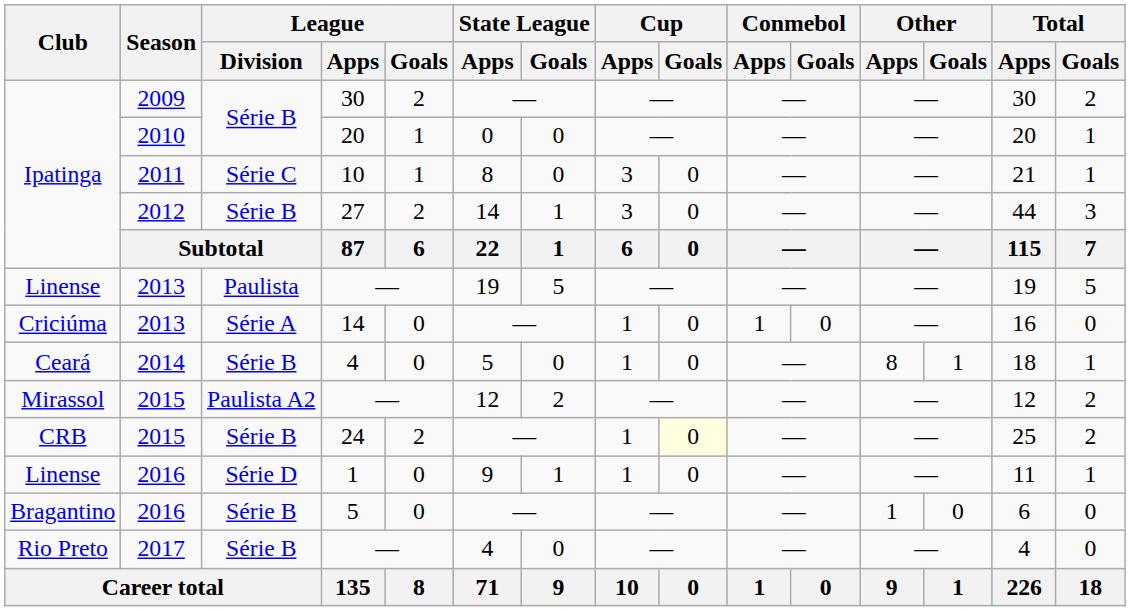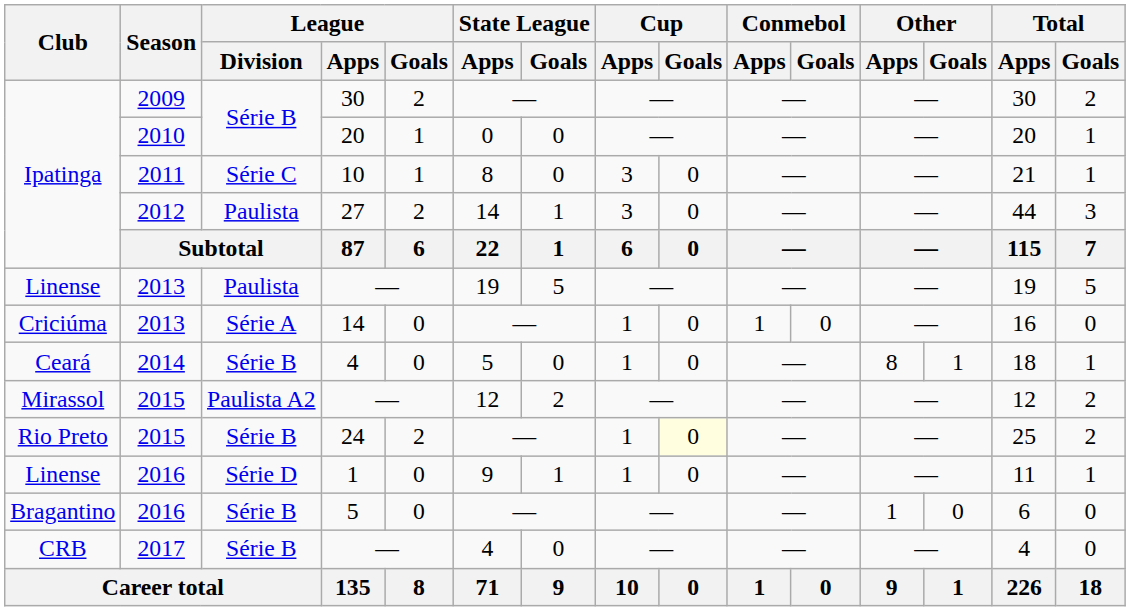(261, 211) Série B -> (261, 211) Paulista
(63, 436) CRB -> (63, 436) Rio Preto
(63, 549) Rio Preto -> (63, 549) CRB
